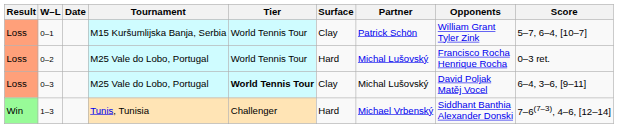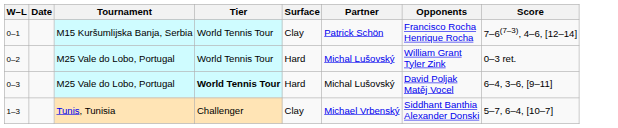- column: (21, 12)
(467, 32) William Grant Tyler Zink -> (440, 32) Francisco Rocha Henrique Rocha
(552, 32) 5–7, 6–4, [10–7] -> (530, 32) 7–6(7–3), 4–6, [12–14]
(474, 58) Francisco Rocha Henrique Rocha -> (433, 58) William Grant Tyler Zink
(328, 84) Clay -> (295, 84) Hard
(329, 110) Hard -> (294, 110) Clay
(564, 110) 7–6(7–3), 4–6, [12–14] -> (518, 110) 5–7, 6–4, [10–7]
